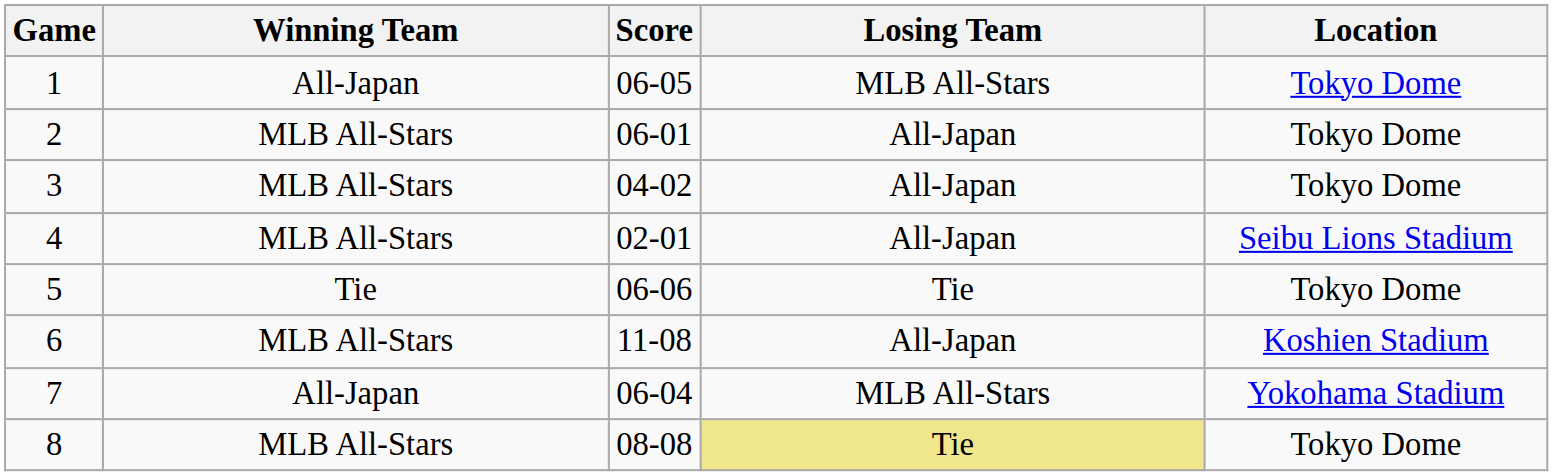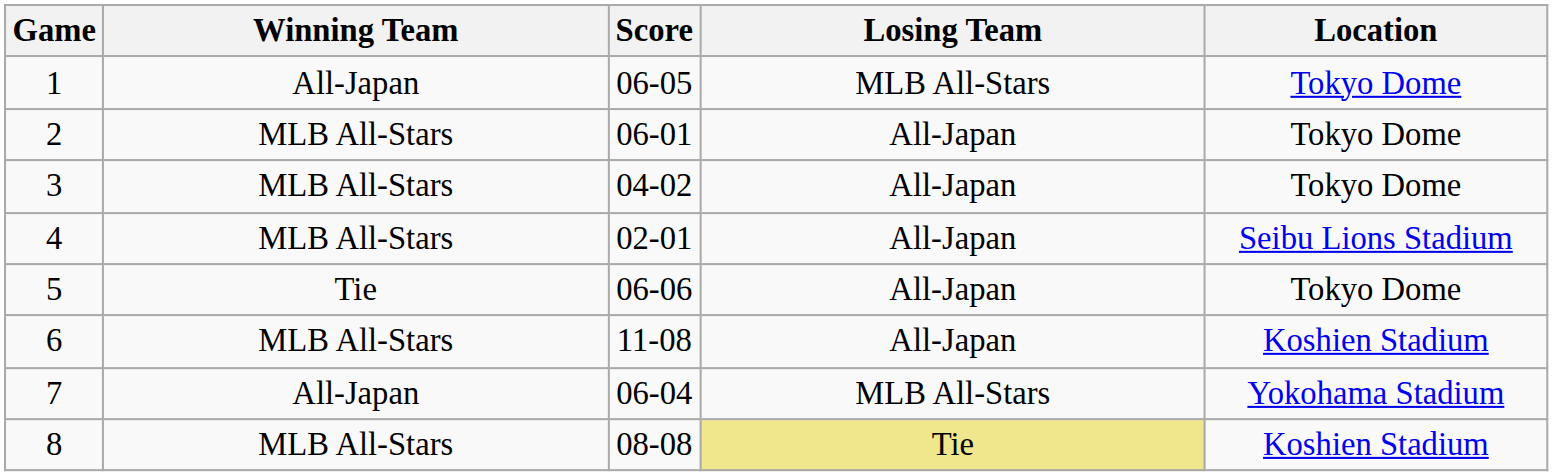(953, 289) Tie -> (953, 289) All-Japan
(1376, 444) Tokyo Dome -> (1376, 444) Koshien Stadium
